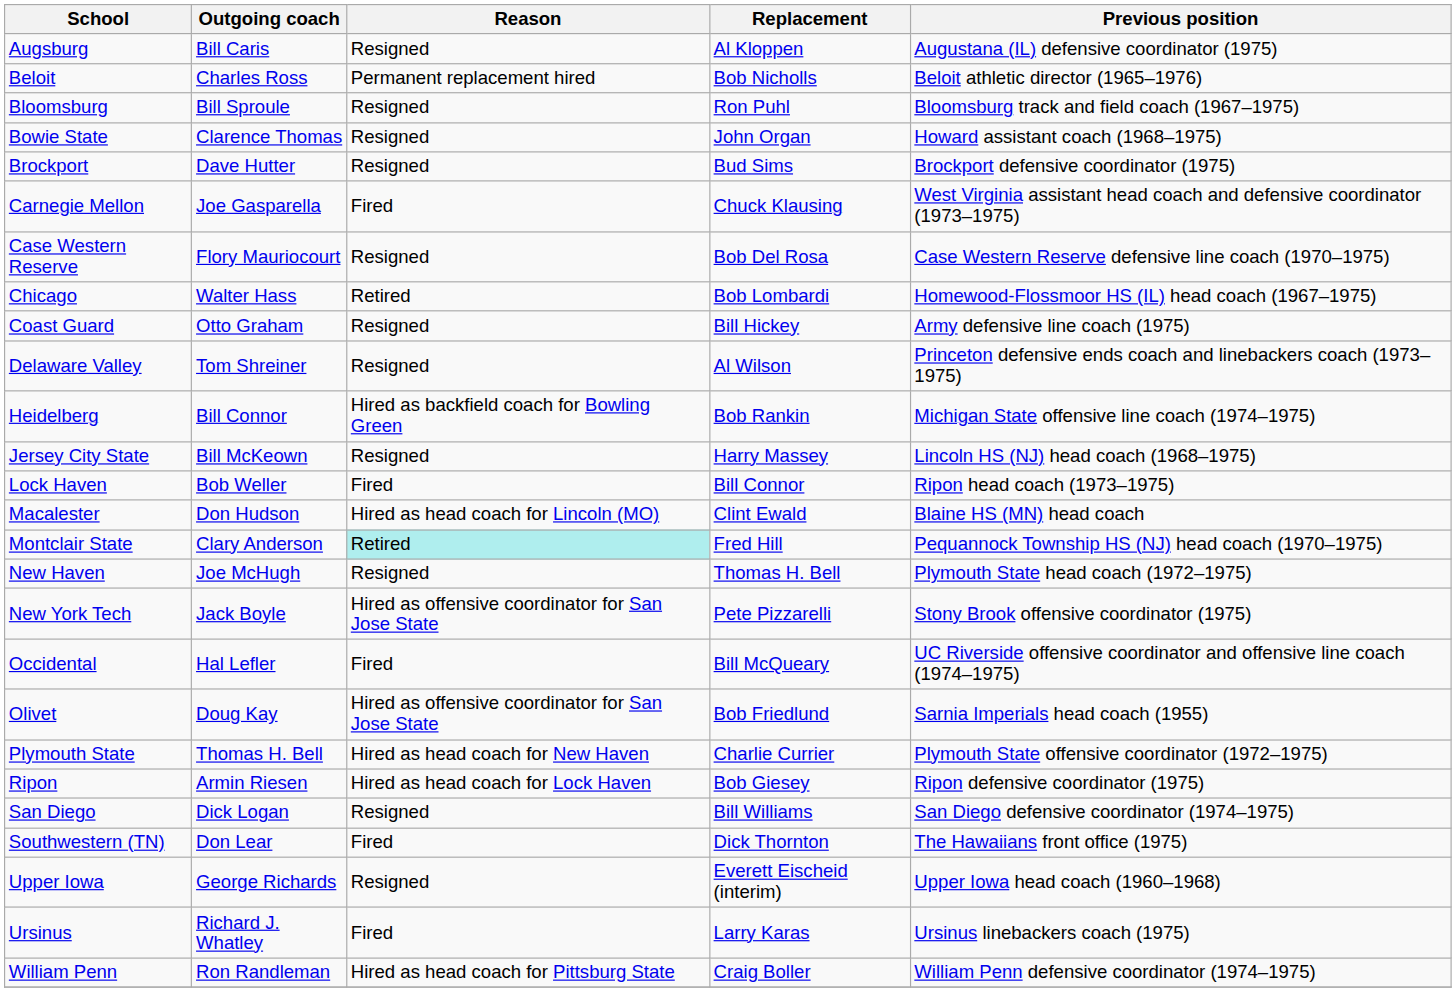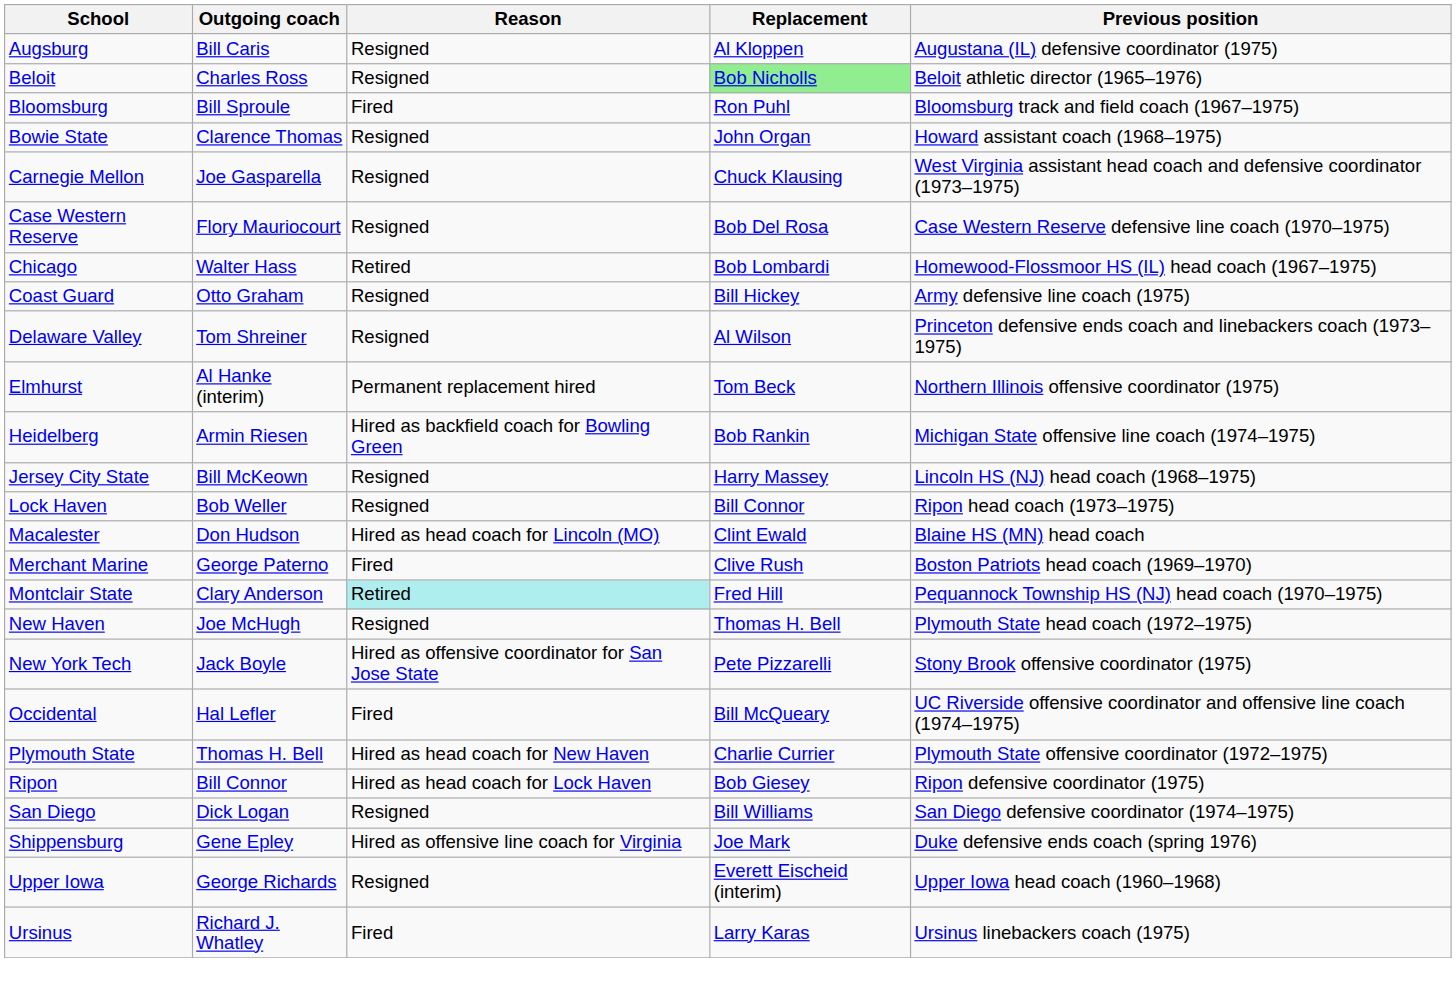(473, 78) Permanent replacement hired -> (390, 78) Resigned
(765, 78) no background -> (765, 78) lightgreen background
(390, 107) Resigned -> (372, 107) Fired
- row: (49, 166)
(372, 206) Fired -> (390, 176) Resigned
+ row: (45, 386)
(241, 416) Bill Connor -> (252, 436) Armin Riesen
(372, 485) Fired -> (390, 506) Resigned
+ row: (78, 565)
- row: (33, 714)
(252, 783) Armin Riesen -> (242, 783) Bill Connor
+ row: (66, 842)
- row: (87, 842)
- row: (63, 972)
